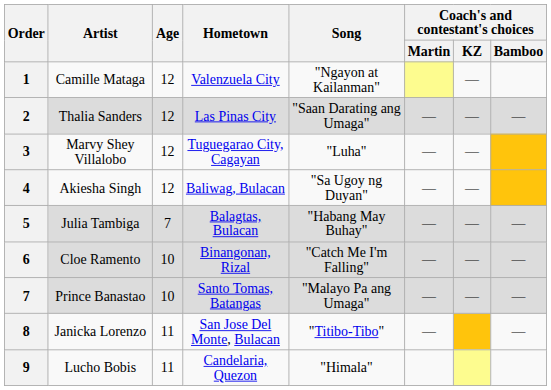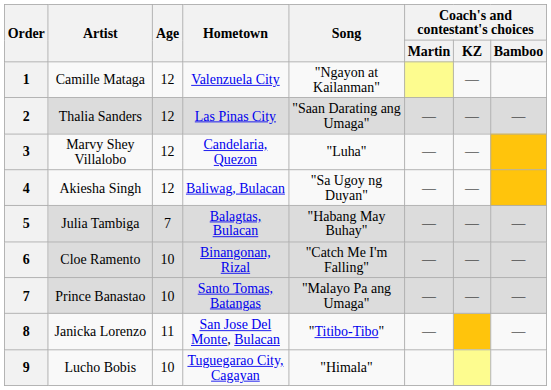(235, 152) Tuguegarao City, Cagayan -> (235, 152) Candelaria, Quezon
(168, 368) 11 -> (168, 368) 10
(235, 368) Candelaria, Quezon -> (235, 368) Tuguegarao City, Cagayan
